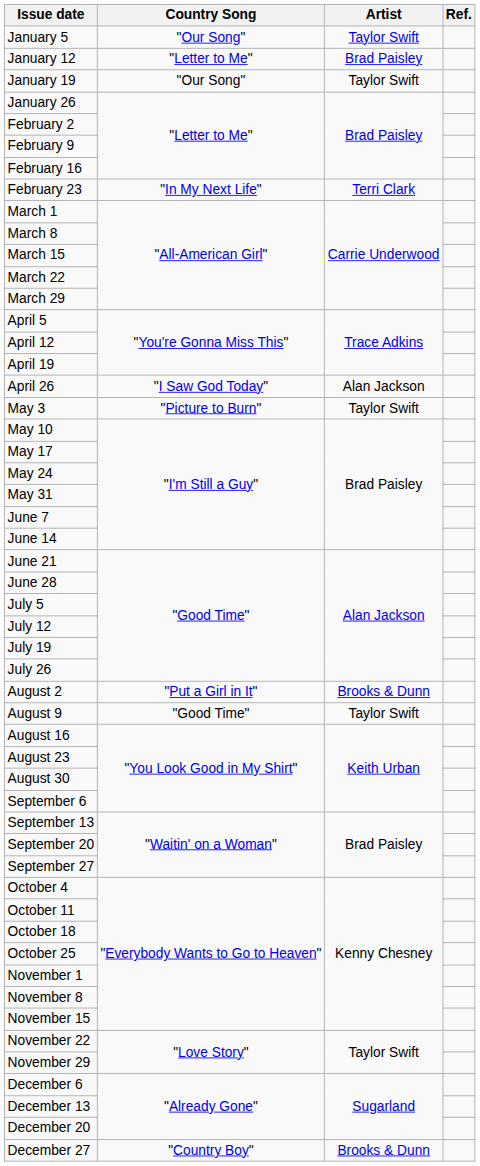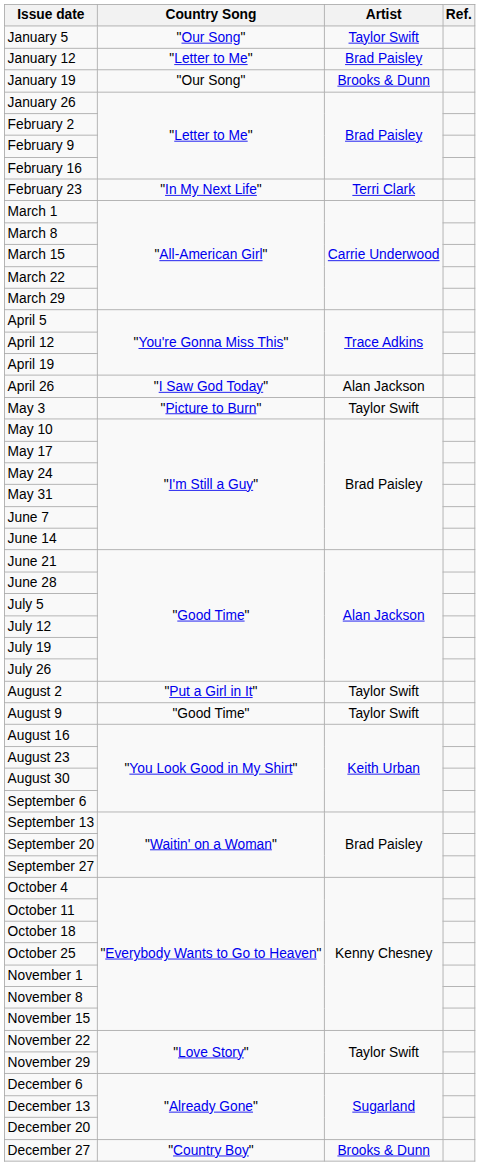(384, 80) Taylor Swift -> (384, 80) Brooks & Dunn
(384, 691) Brooks & Dunn -> (384, 691) Taylor Swift
